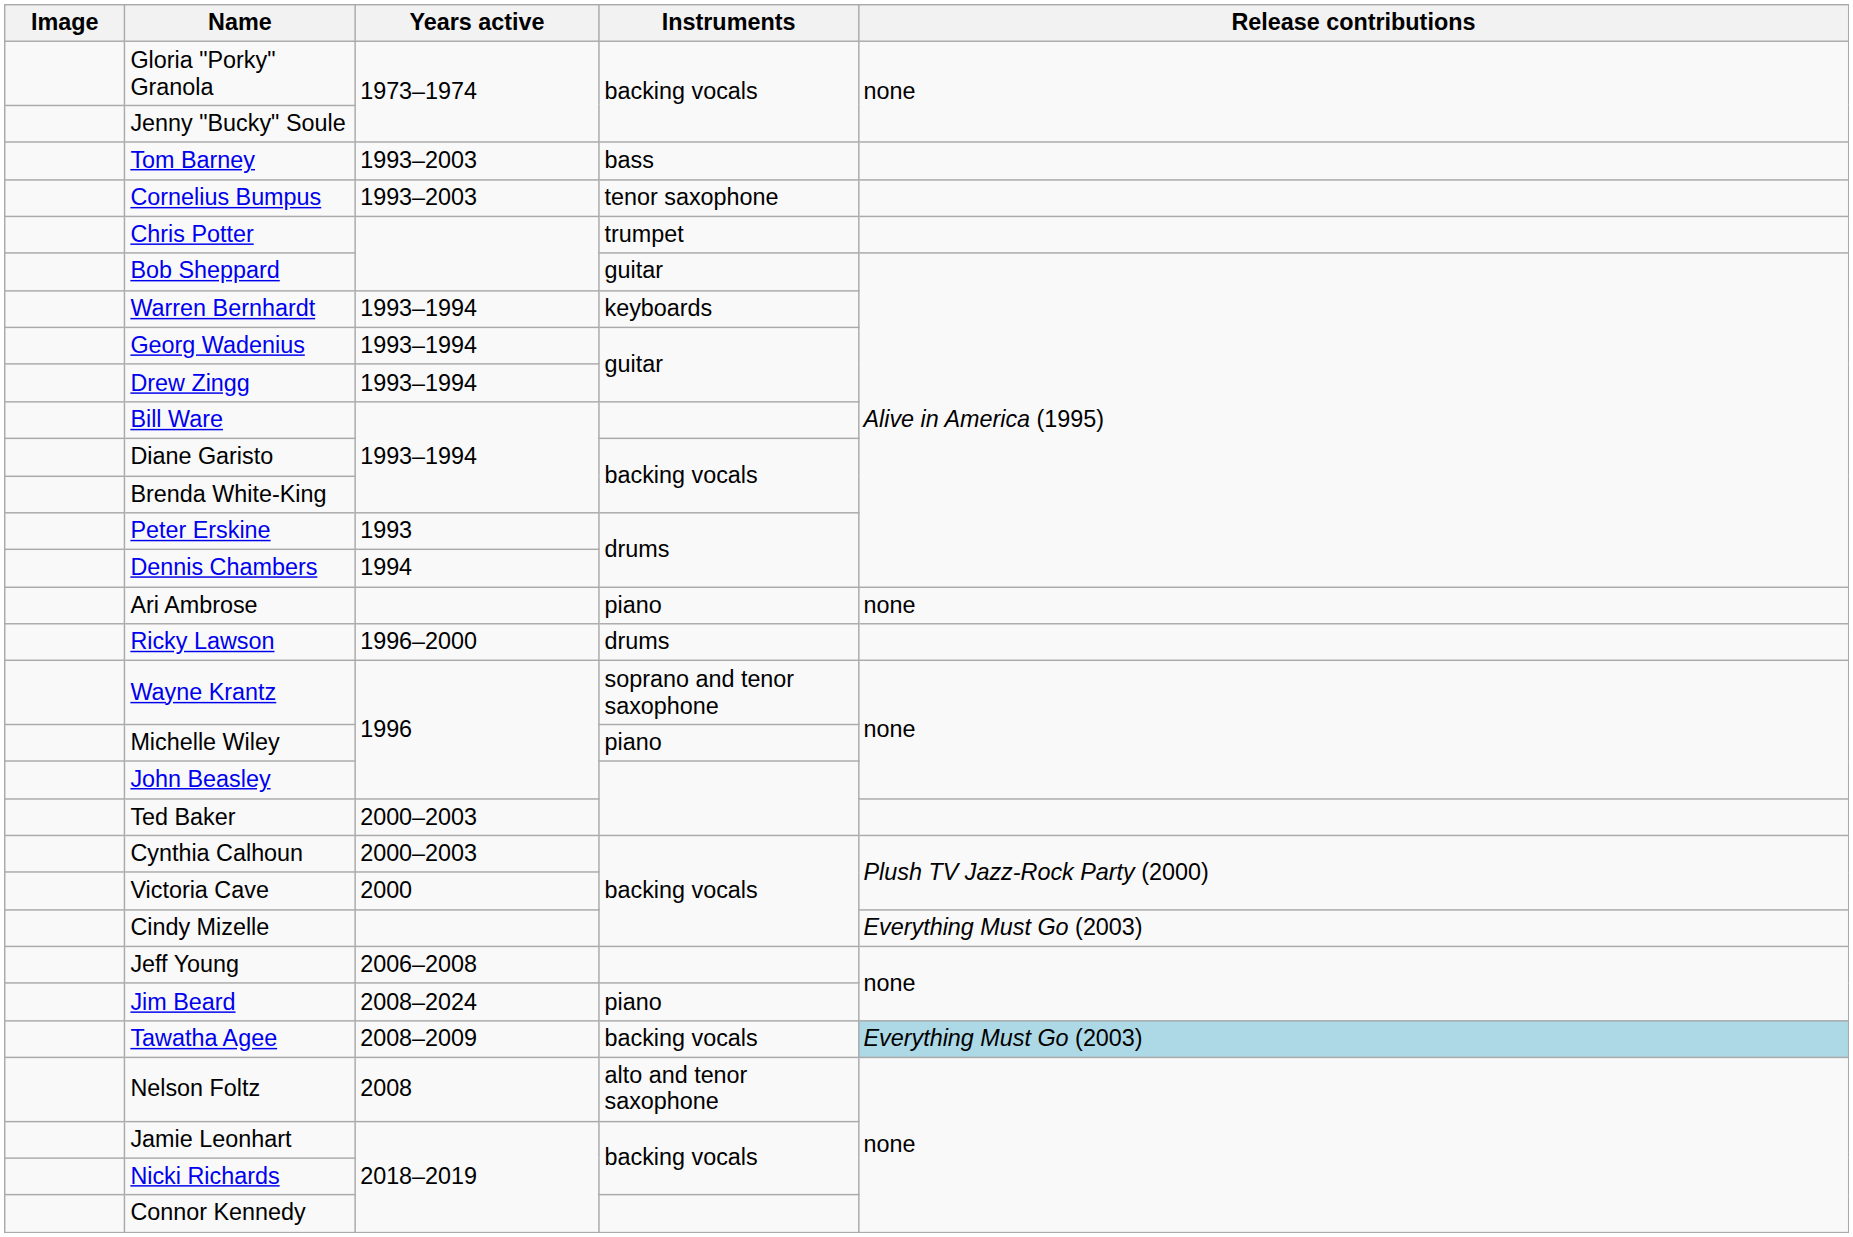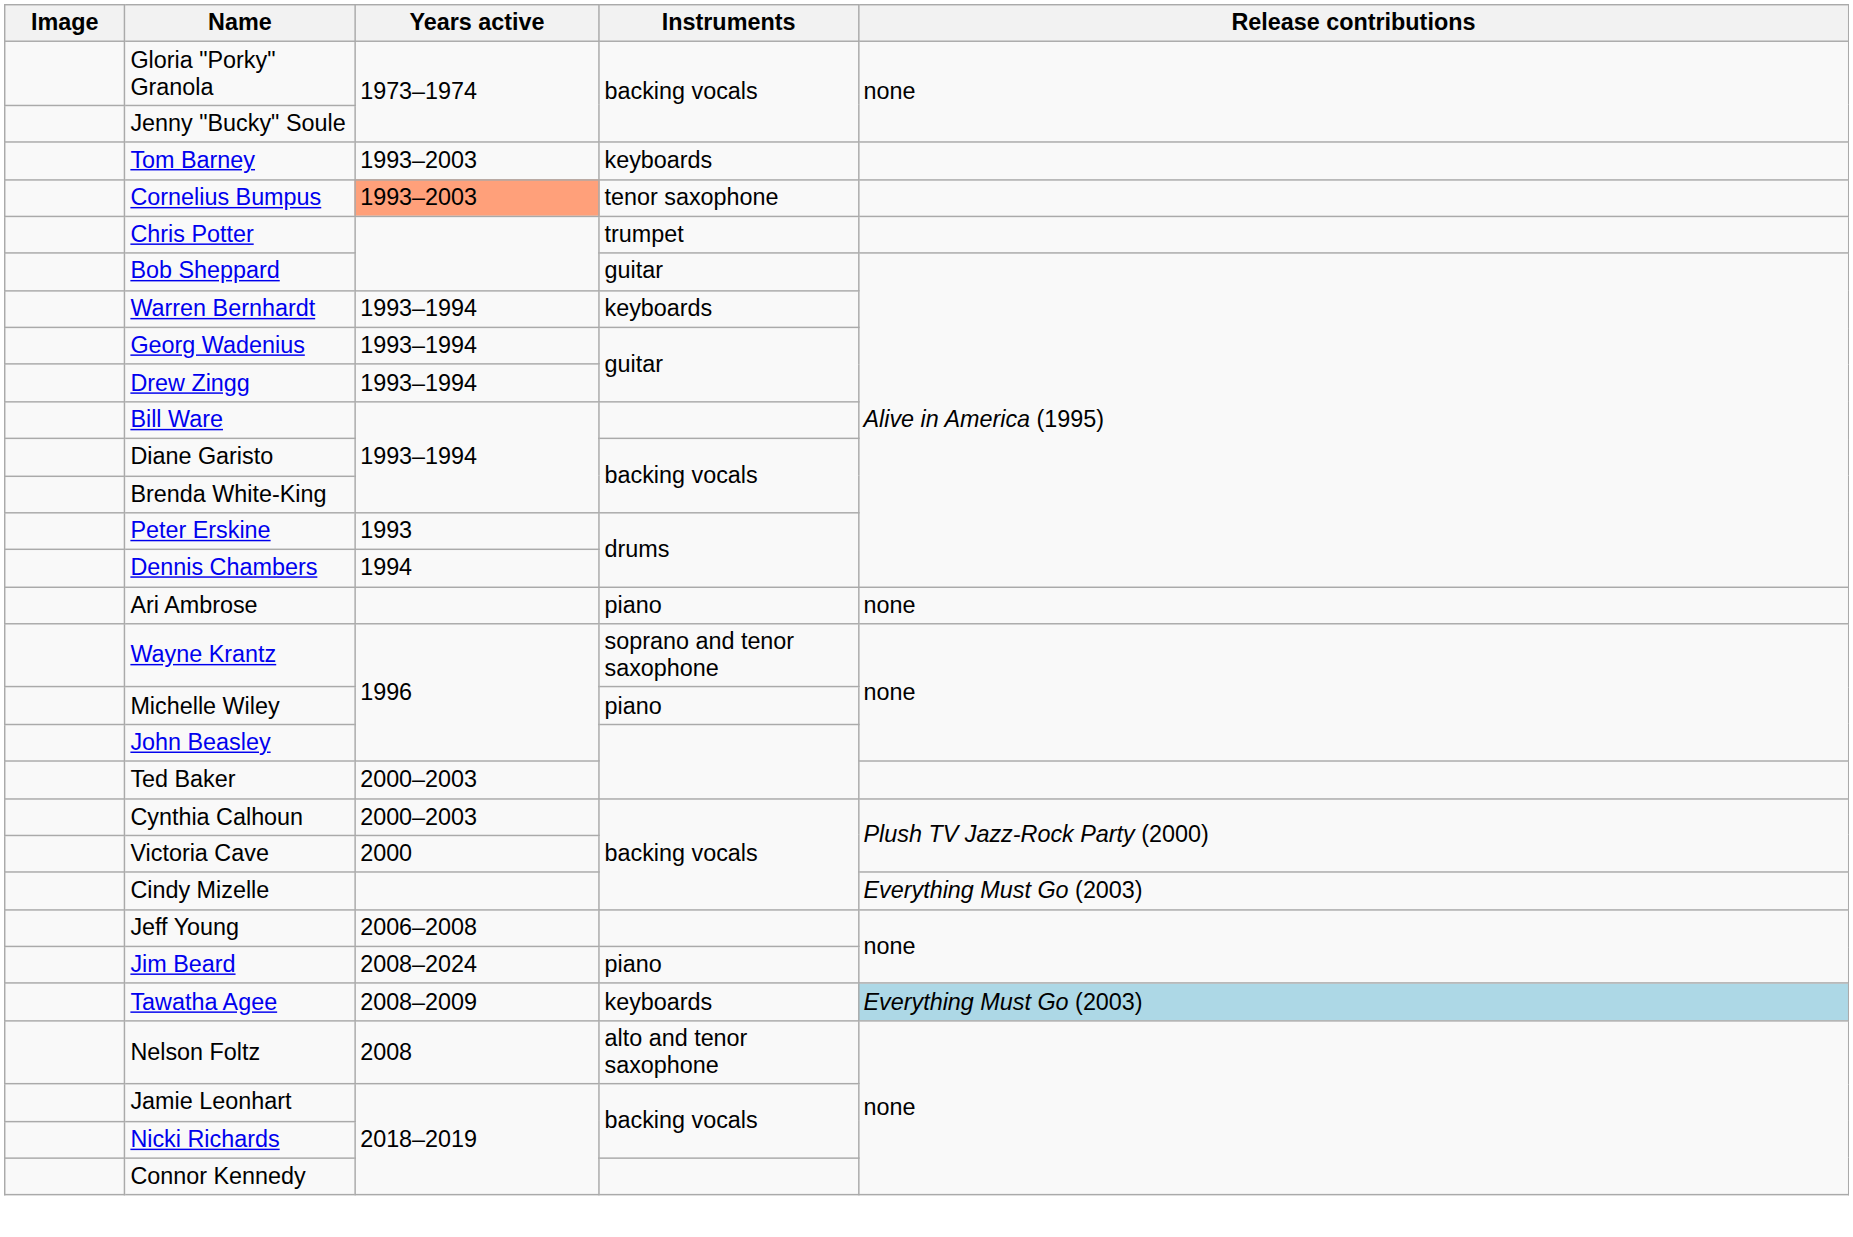(629, 160) bass -> (658, 160) keyboards
(419, 197) no background -> (419, 197) lightsalmon background
- row: (202, 642)
(681, 1038) backing vocals -> (658, 1001) keyboards
